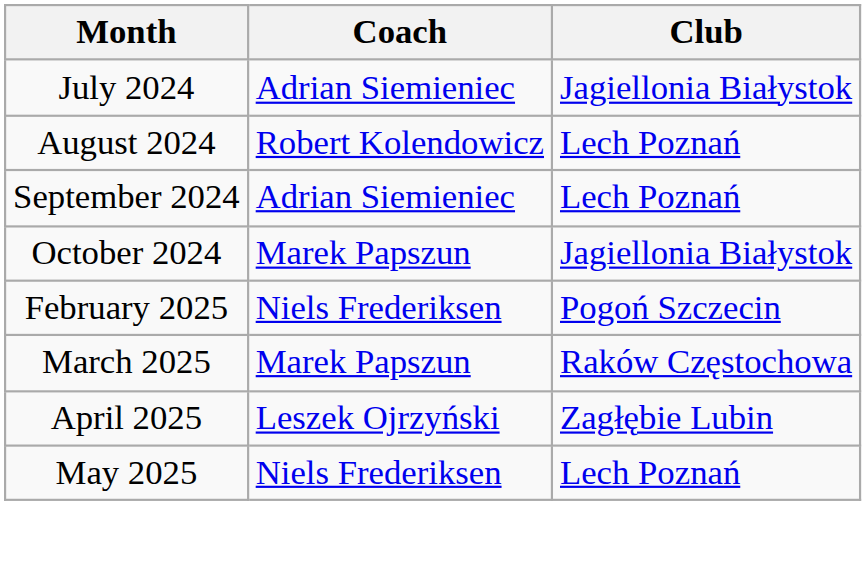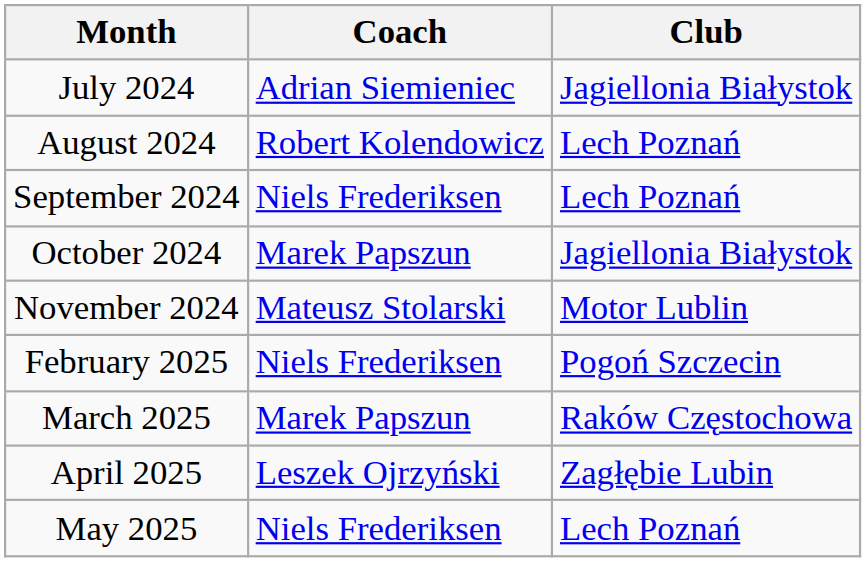(385, 197) Adrian Siemieniec -> (379, 197) Niels Frederiksen
+ row: (126, 307)
